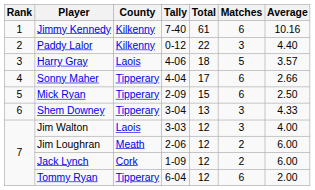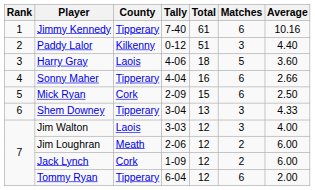(135, 29) Kilkenny -> (137, 29) Tipperary
(204, 45) 22 -> (204, 45) 51
(287, 62) 3.57 -> (287, 62) 3.60
(204, 78) 17 -> (204, 78) 16
(137, 95) Tipperary -> (127, 95) Cork
